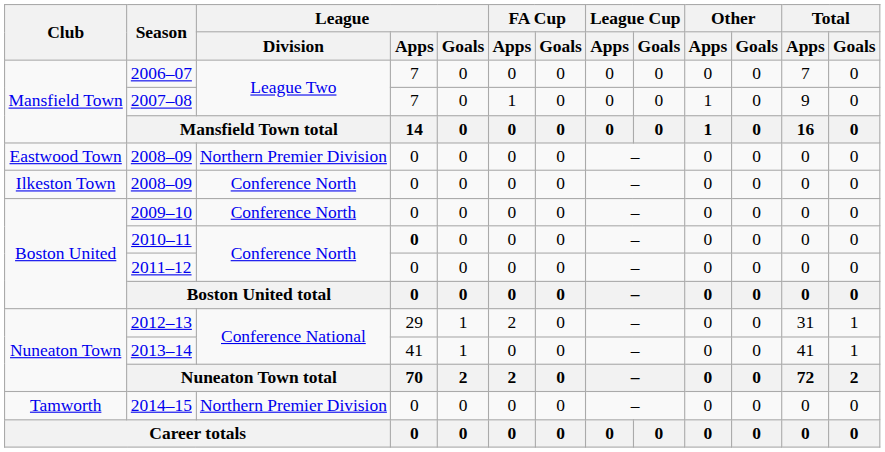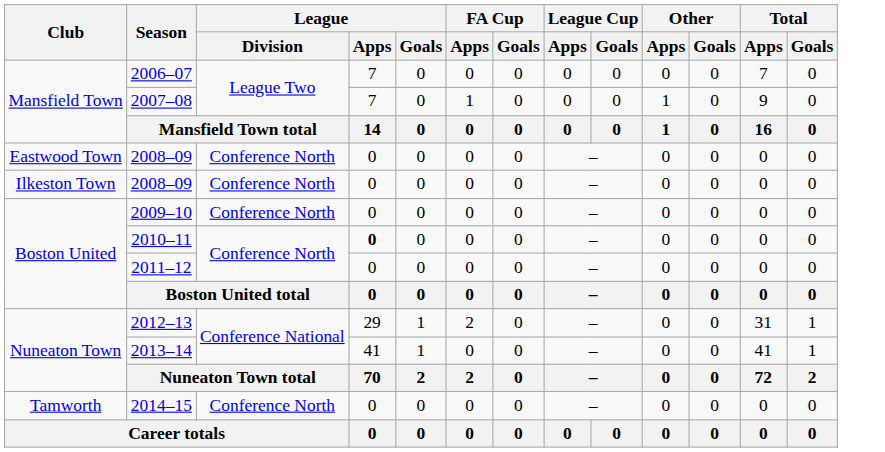(293, 156) Northern Premier Division -> (272, 156) Conference North
(293, 405) Northern Premier Division -> (272, 405) Conference North
